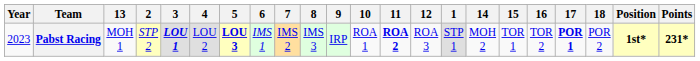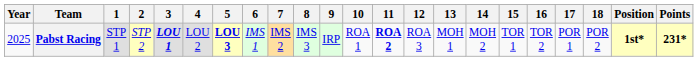columns swapped: (454, 13) <-> (120, 13)
(19, 39) 2023 -> (19, 39) 2025
(571, 39) bold -> (570, 39) normal
